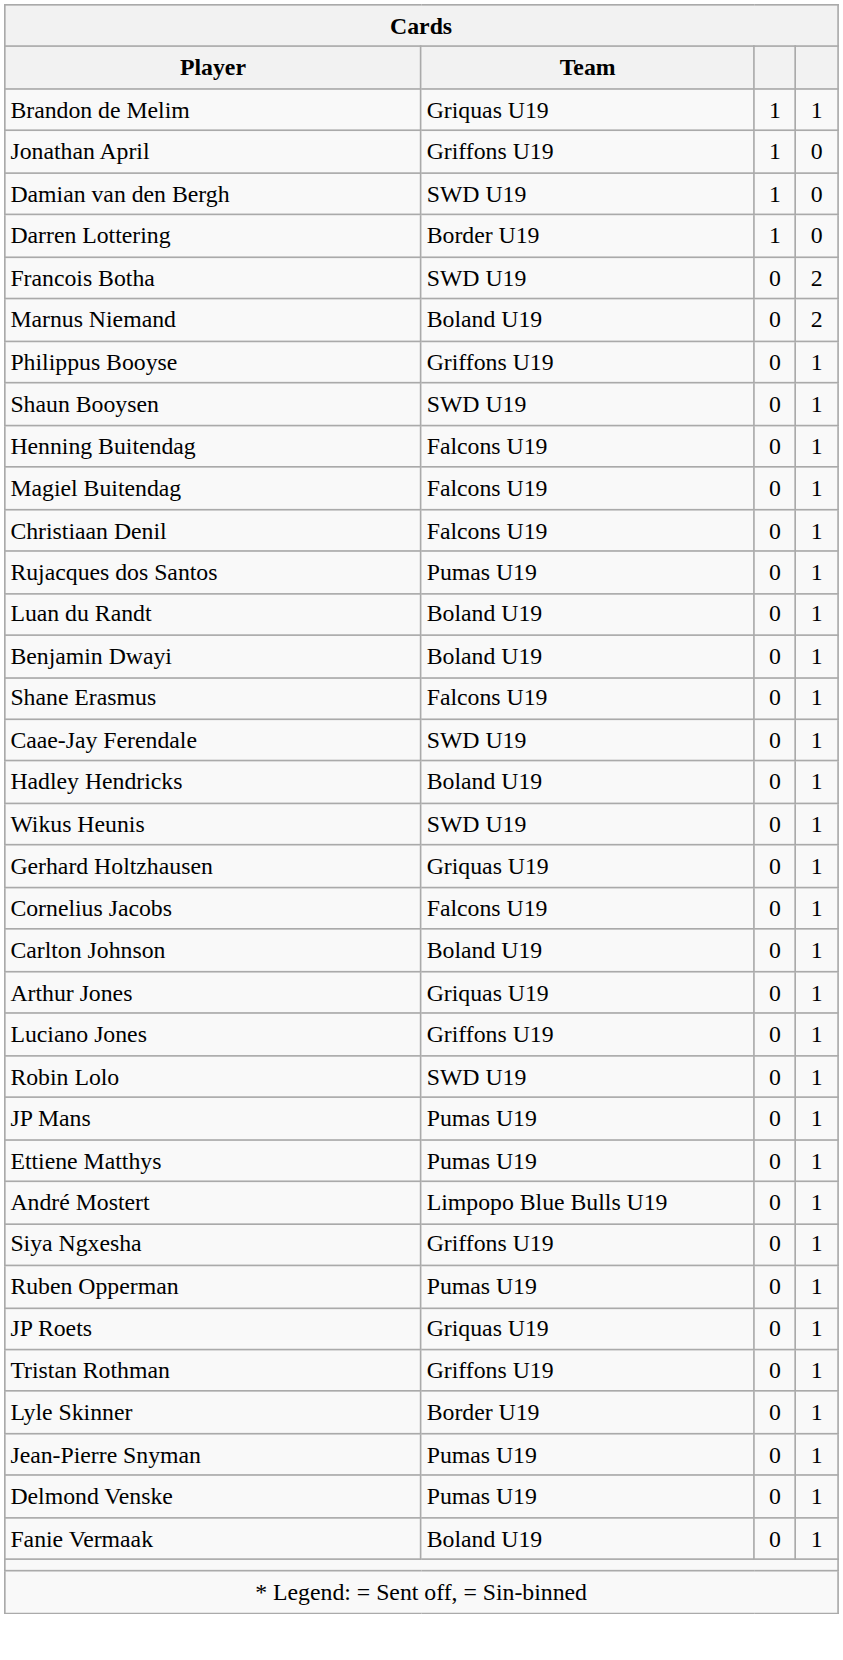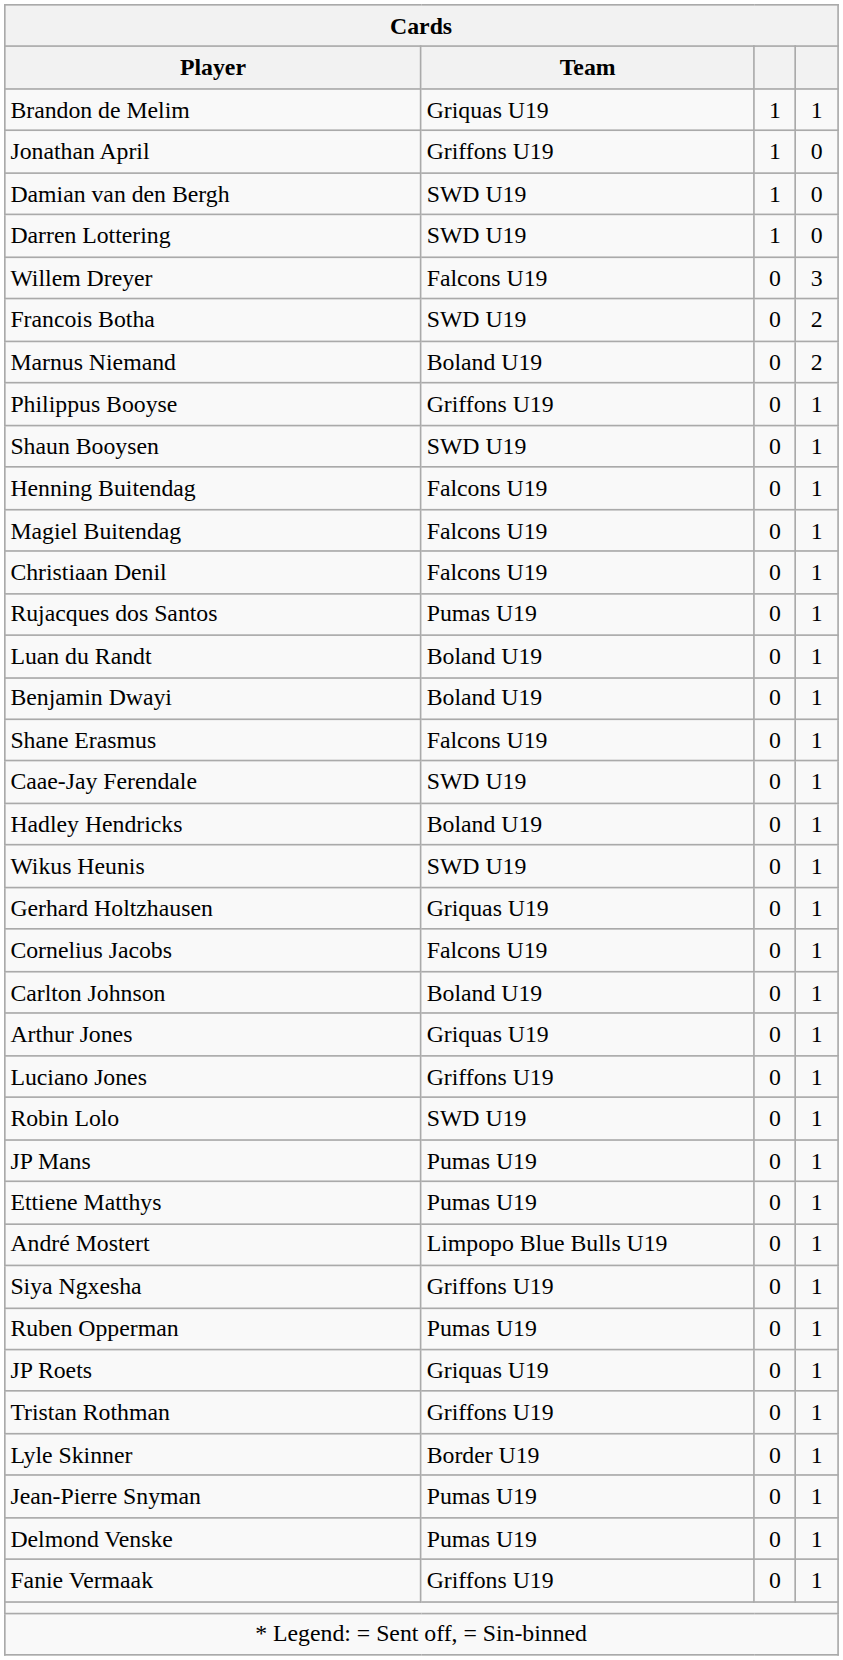(483, 236) Border U19 -> (477, 236) SWD U19
+ row: (81, 278)
(484, 1538) Boland U19 -> (490, 1581) Griffons U19
